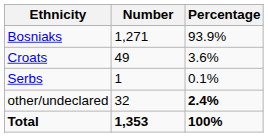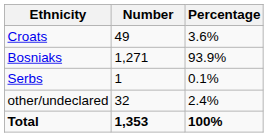rows swapped: (35, 36) <-> (27, 57)
(203, 100) bold -> (203, 100) normal
